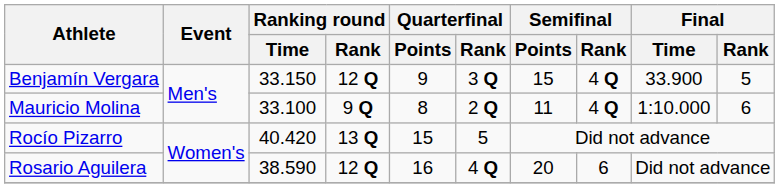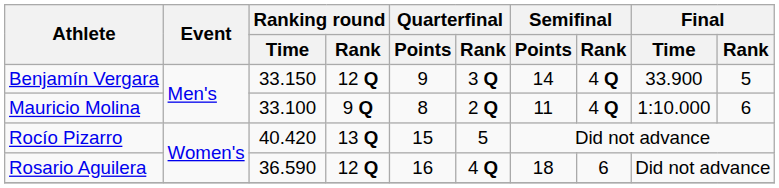(543, 79) 15 -> (543, 79) 14
(288, 168) 38.590 -> (288, 168) 36.590
(543, 168) 20 -> (543, 168) 18
